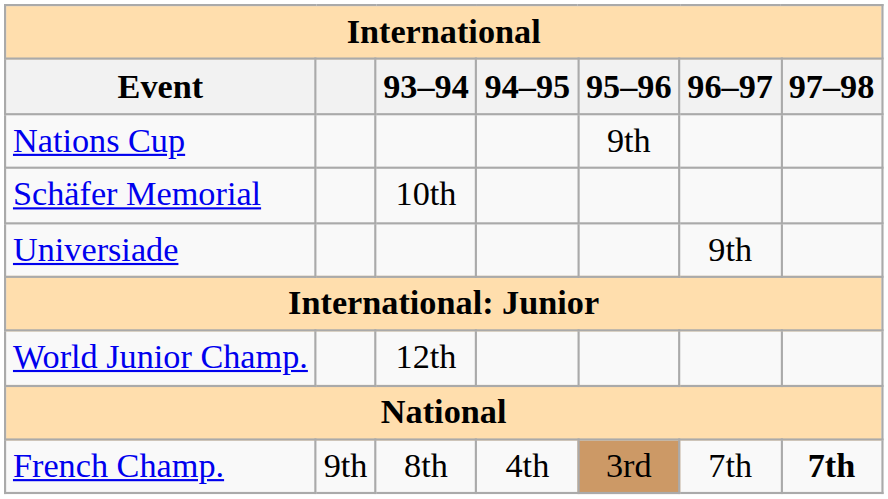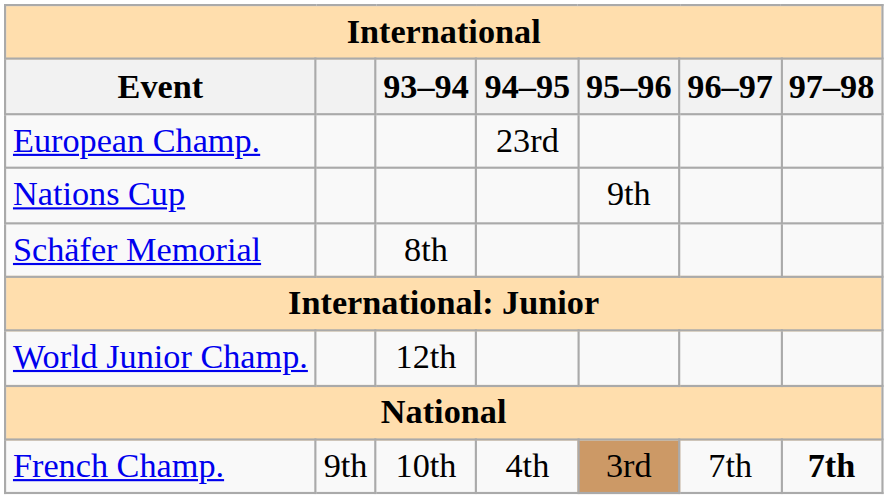+ row: (137, 140)
(426, 194) 10th -> (426, 248) 8th
- row: (96, 248)
(426, 466) 8th -> (426, 466) 10th
